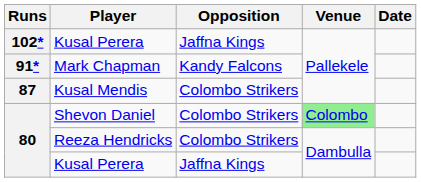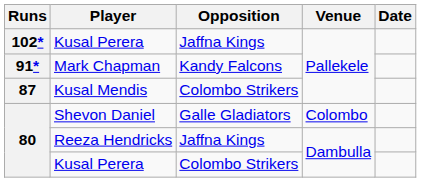(239, 115) Colombo Strikers -> (235, 115) Galle Gladiators
(337, 115) lightgreen background -> (337, 115) no background
(239, 139) Colombo Strikers -> (222, 139) Jaffna Kings
(222, 164) Jaffna Kings -> (239, 164) Colombo Strikers
